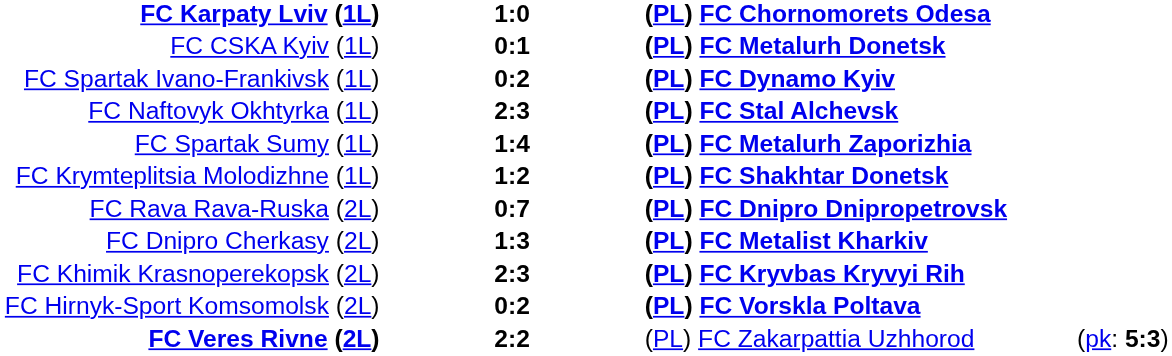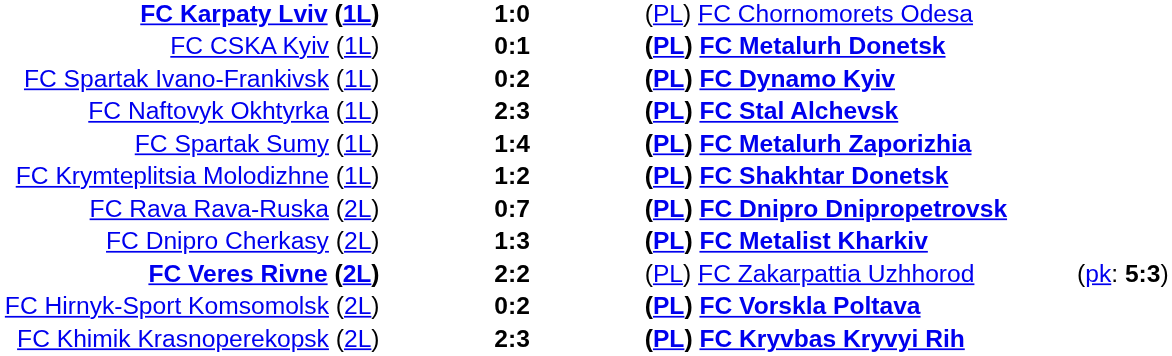(818, 13) bold -> (809, 13) normal
rows swapped: (264, 338) <-> (198, 273)
